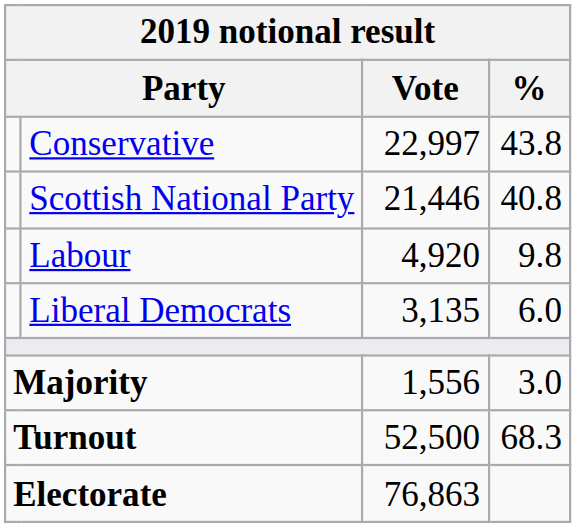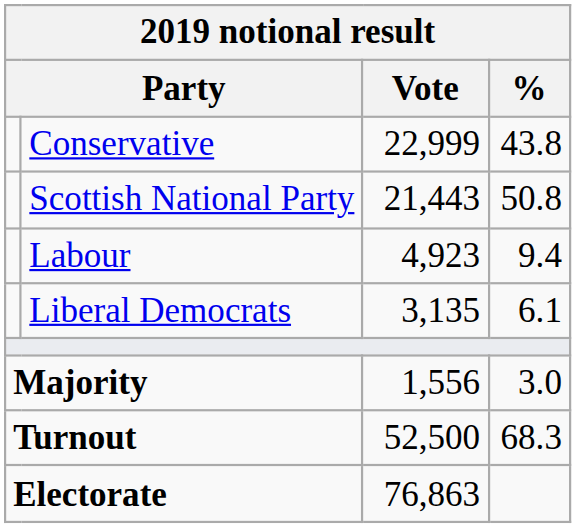(432, 143) 22,997 -> (432, 143) 22,999
(432, 198) 21,446 -> (432, 198) 21,443
(531, 198) 40.8 -> (531, 198) 50.8
(441, 254) 4,920 -> (441, 254) 4,923
(540, 254) 9.8 -> (540, 254) 9.4
(540, 310) 6.0 -> (540, 310) 6.1
